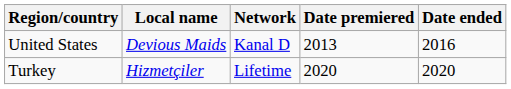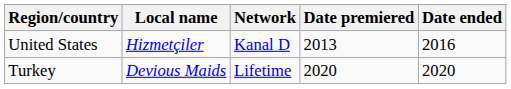(176, 44) Devious Maids -> (165, 44) Hizmetçiler
(165, 70) Hizmetçiler -> (176, 70) Devious Maids
